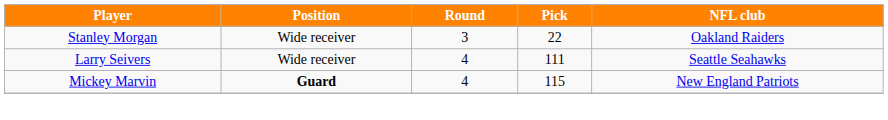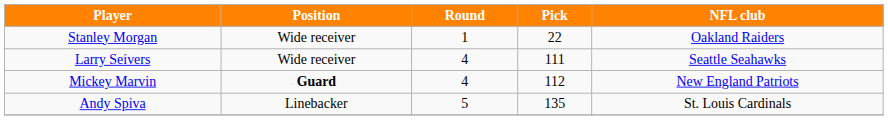(465, 37) 3 -> (465, 37) 1
(555, 81) 115 -> (555, 81) 112
+ row: (113, 103)
